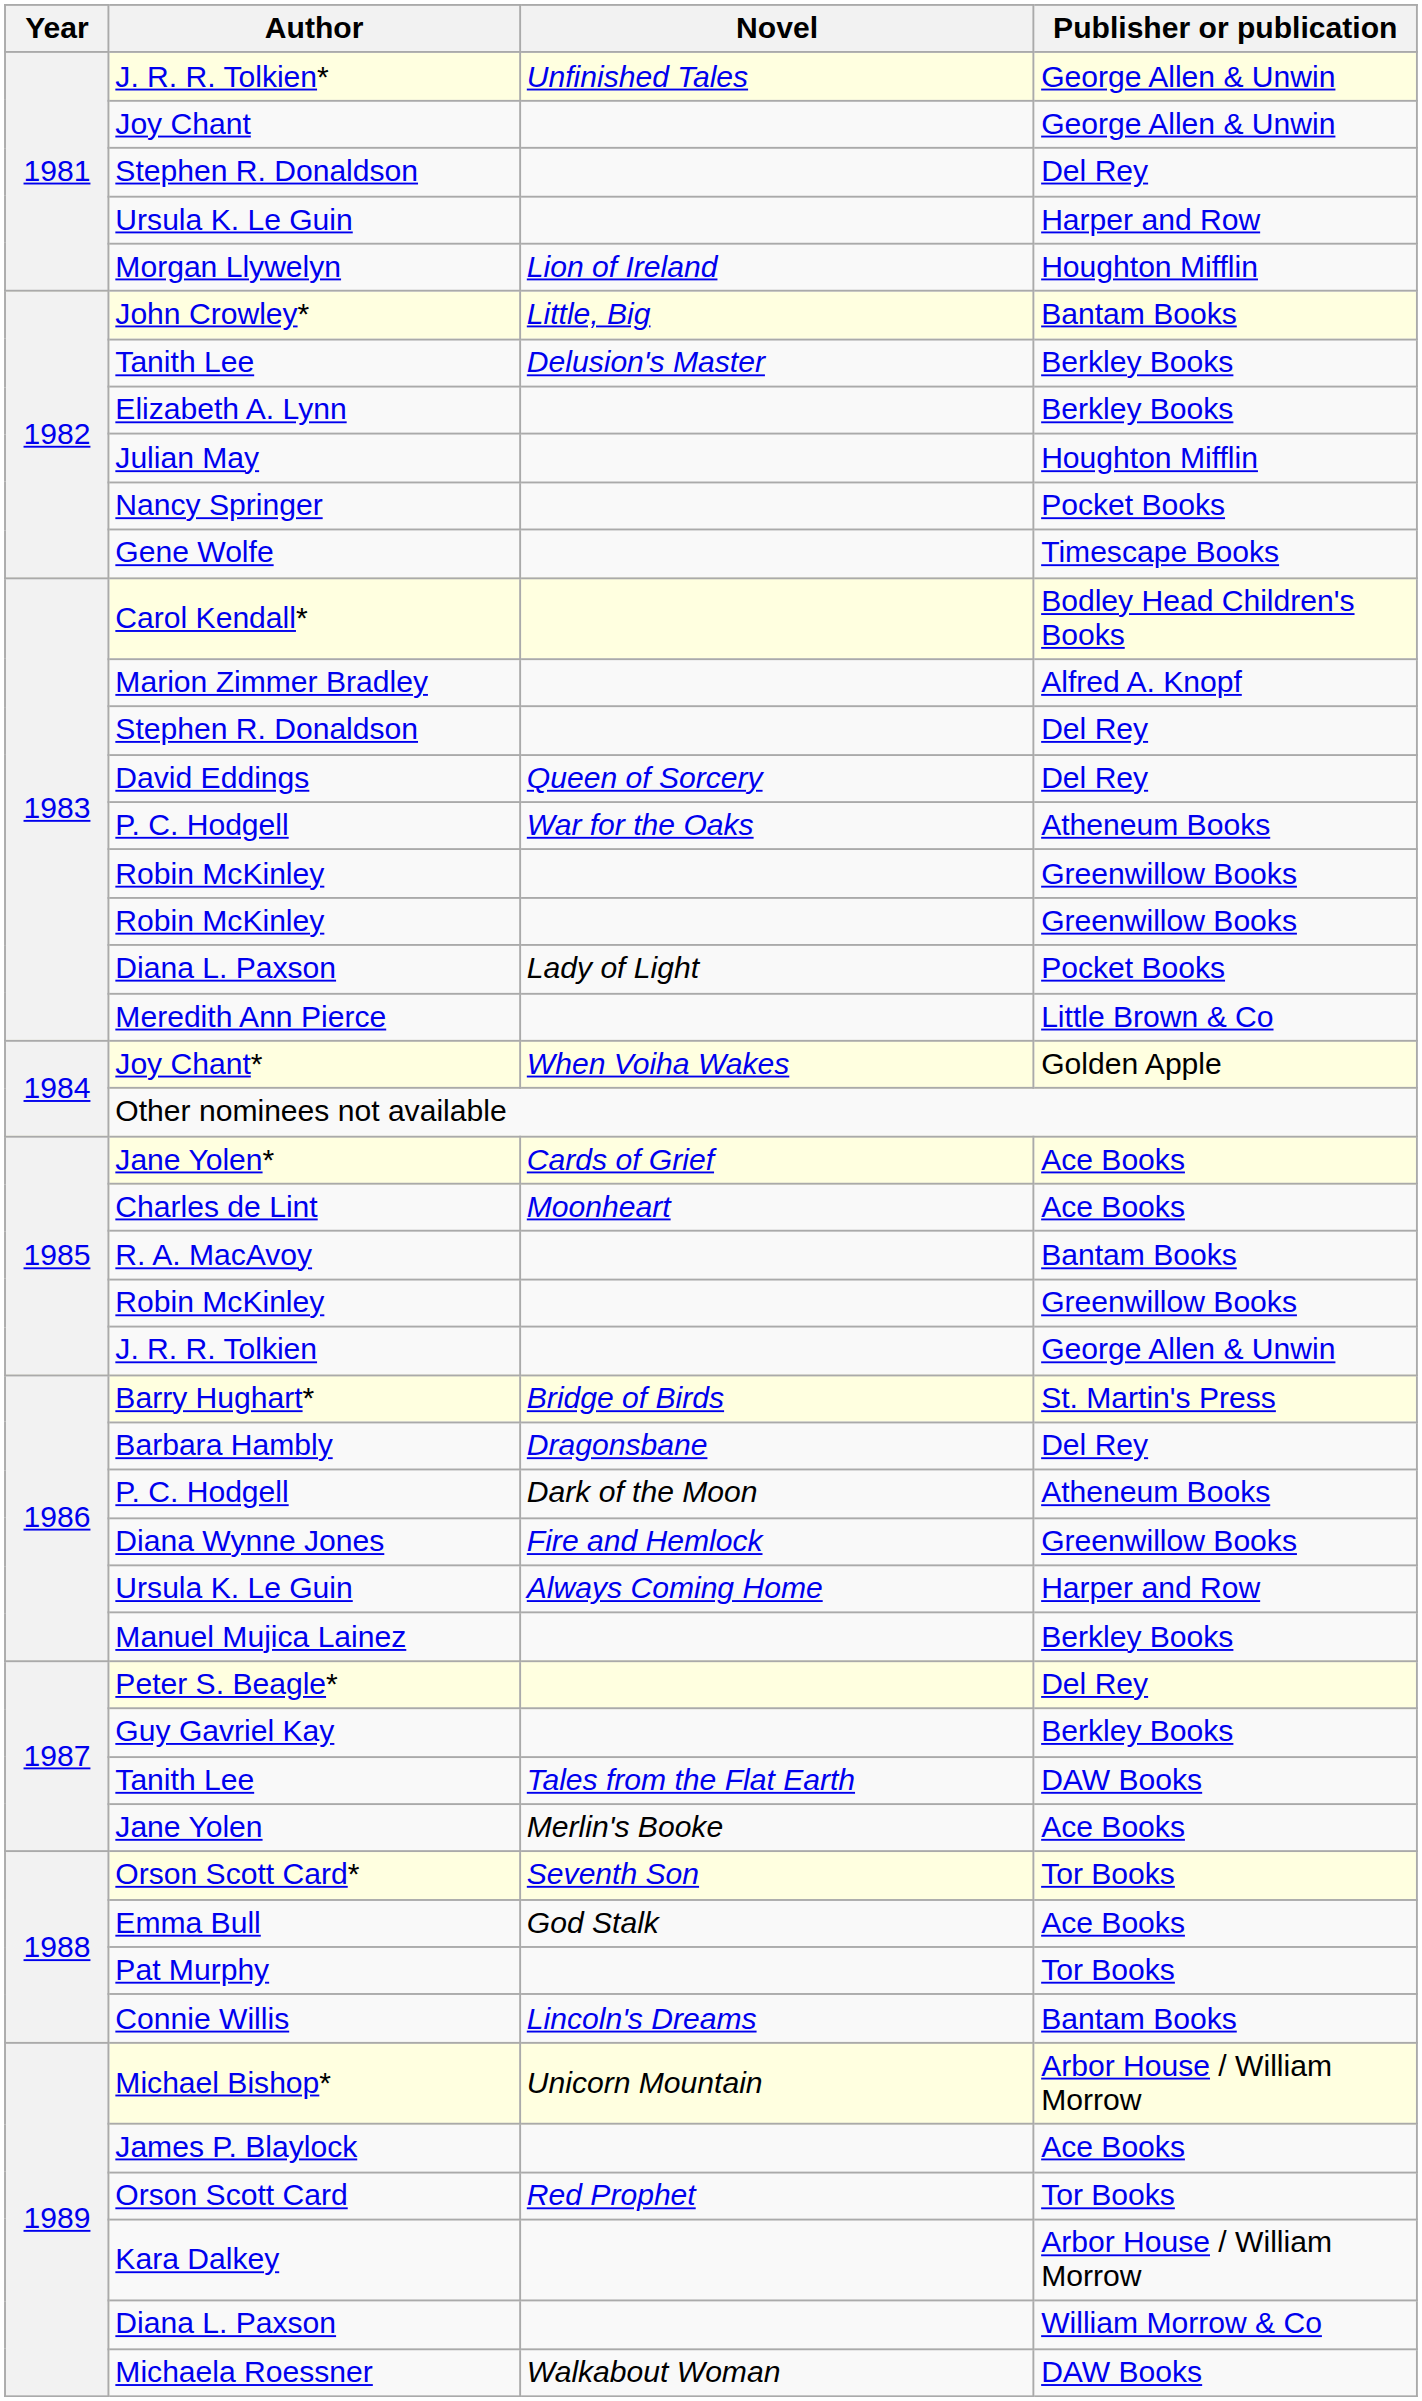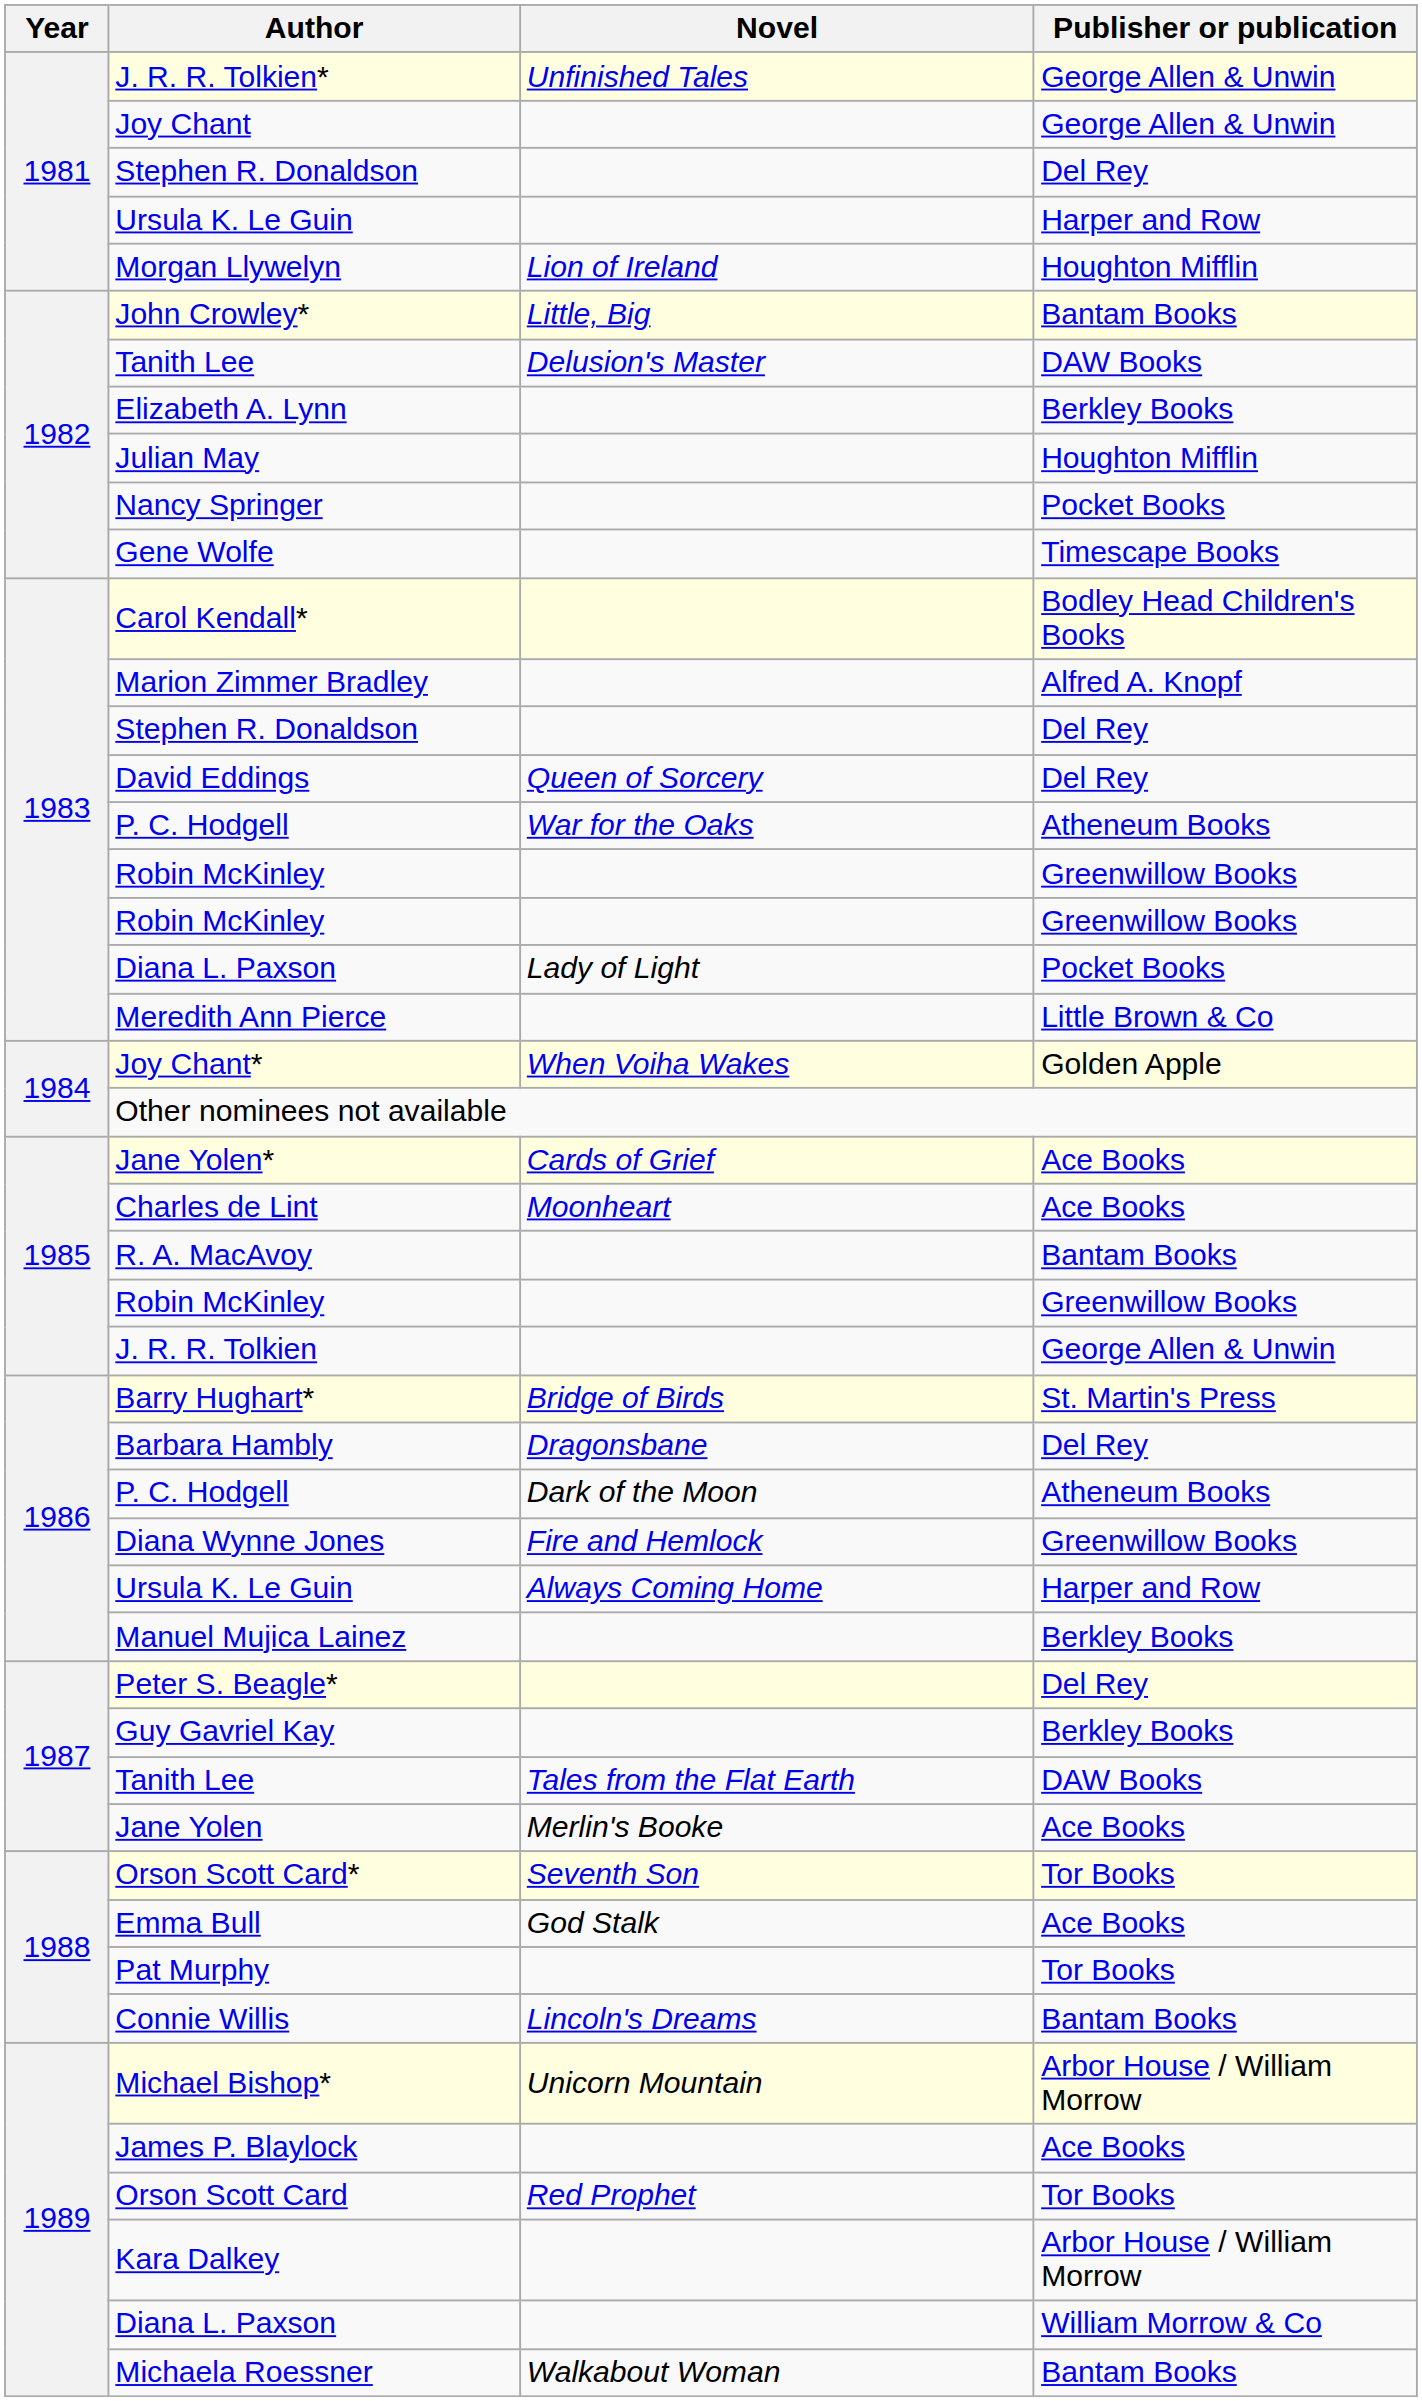(1137, 362) Berkley Books -> (1122, 362) DAW Books
(1122, 2372) DAW Books -> (1139, 2372) Bantam Books
